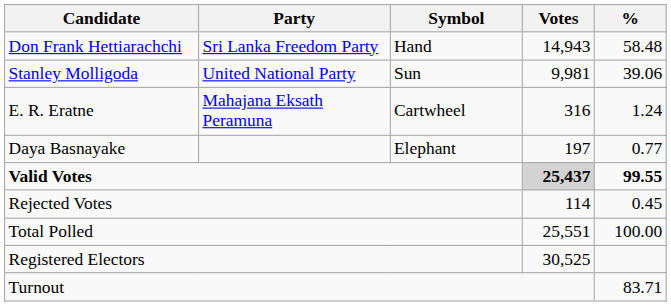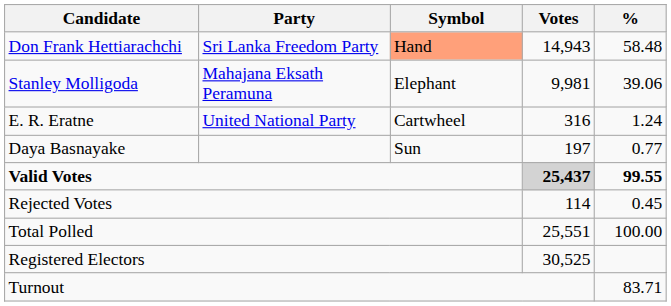(413, 45) no background -> (413, 45) lightsalmon background
(279, 73) United National Party -> (263, 83) Mahajana Eksath Peramuna
(408, 73) Sun -> (425, 83) Elephant
(263, 111) Mahajana Eksath Peramuna -> (279, 120) United National Party
(425, 148) Elephant -> (408, 148) Sun
